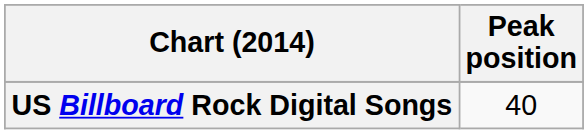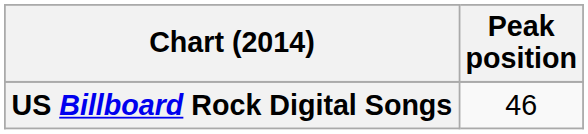(521, 104) 40 -> (521, 104) 46
